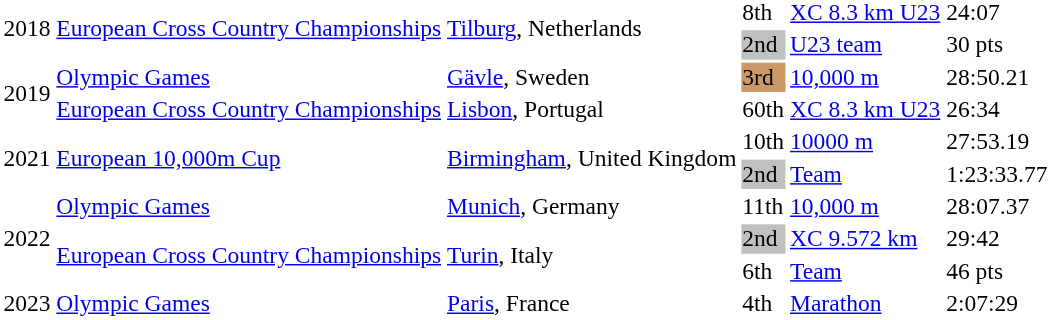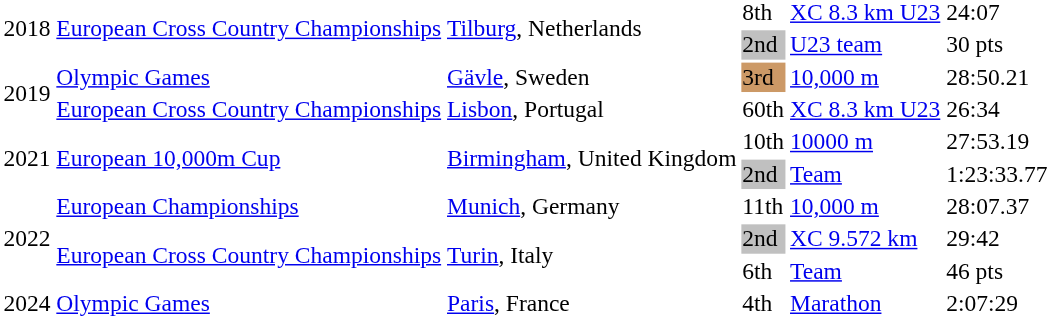(133, 206) Olympic Games -> (178, 206) European Championships
(27, 303) 2023 -> (27, 303) 2024
